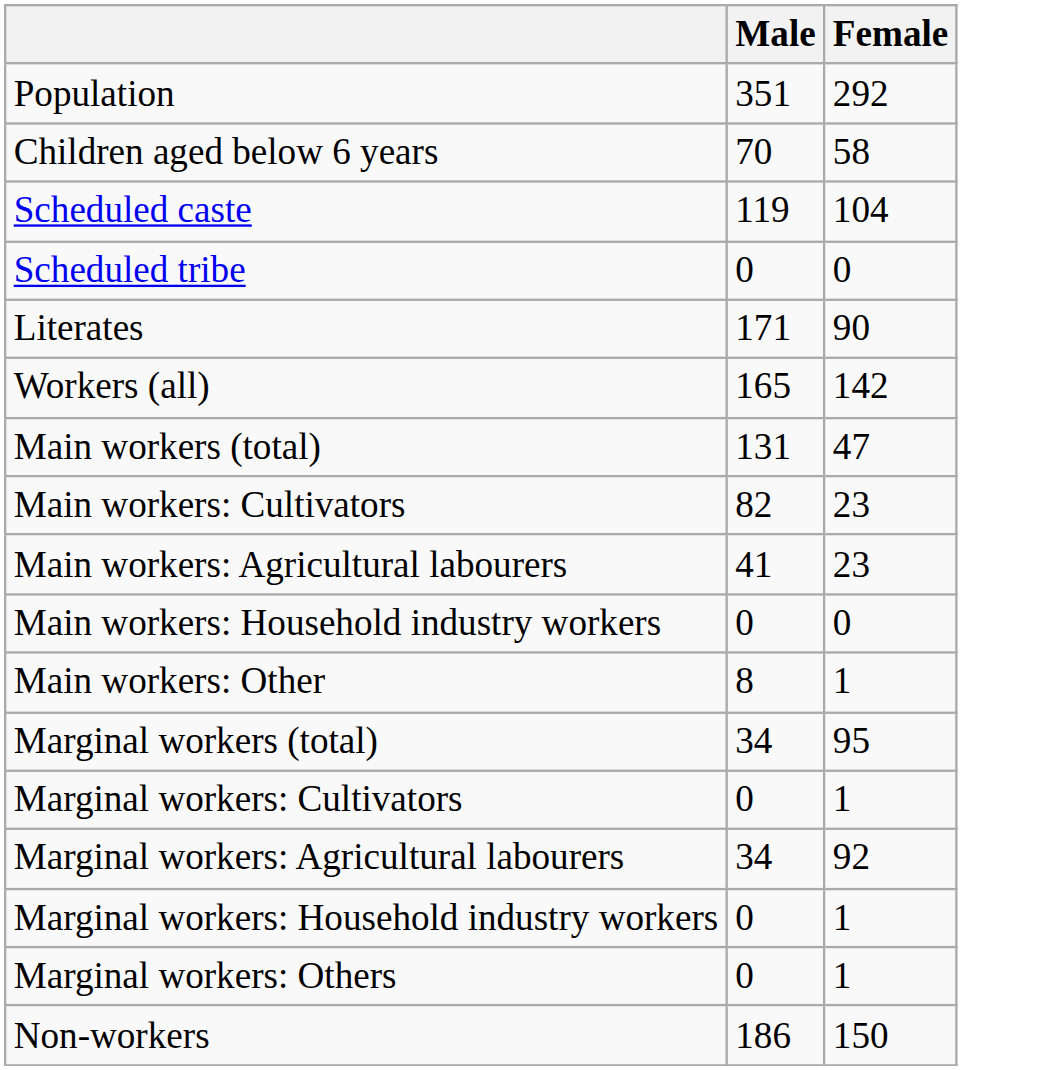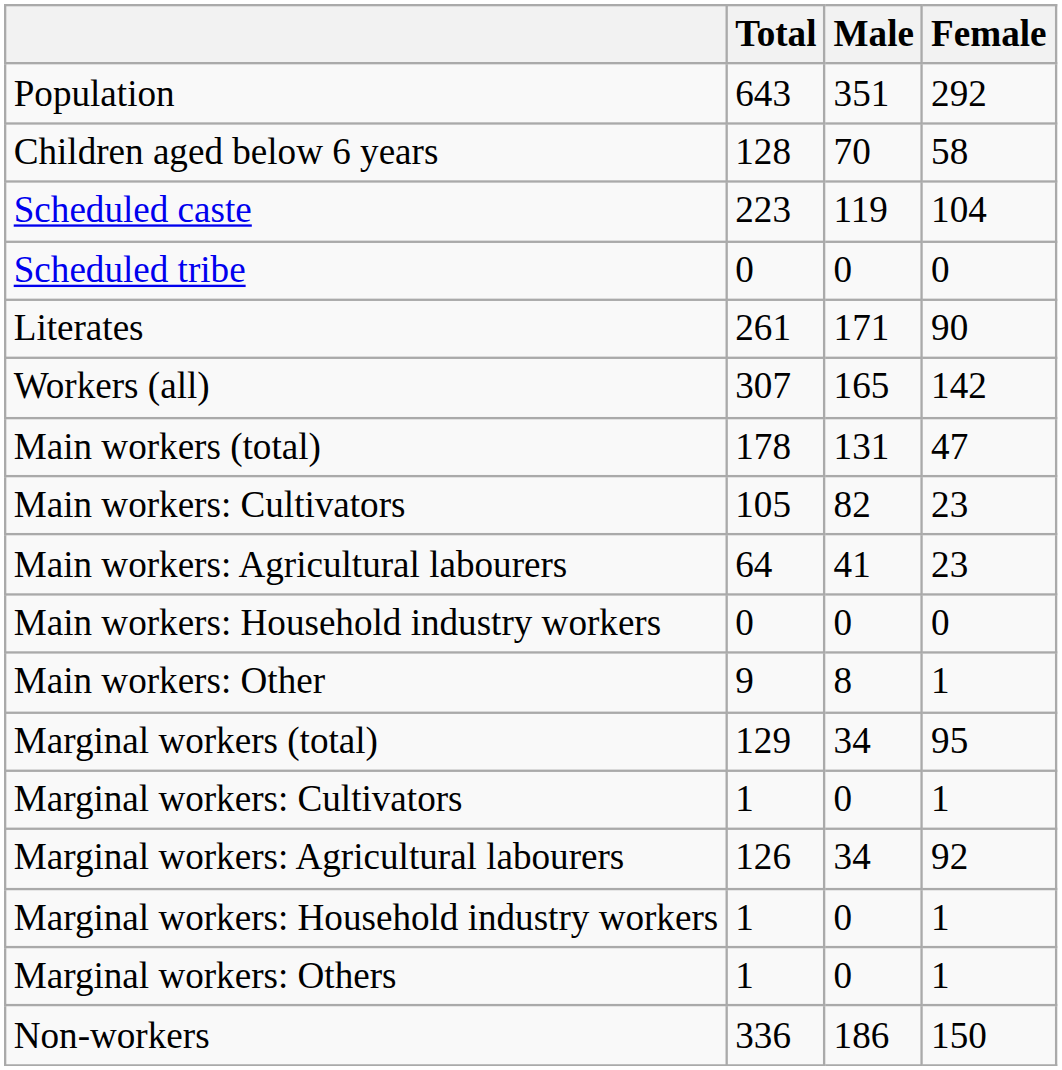+ column: (776, 33)
